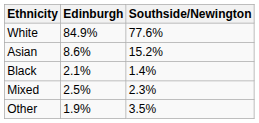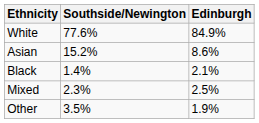columns swapped: (190, 14) <-> (93, 14)
